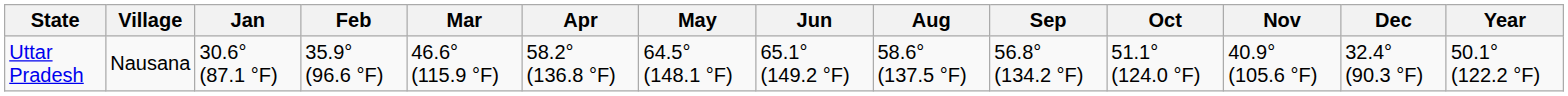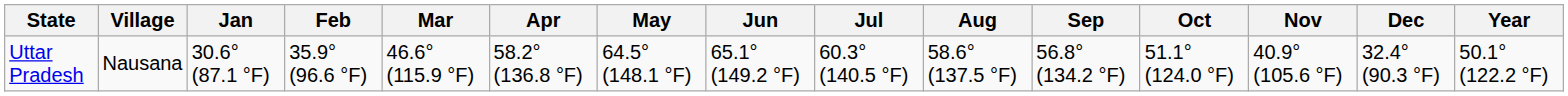+ column: (869, 20)
